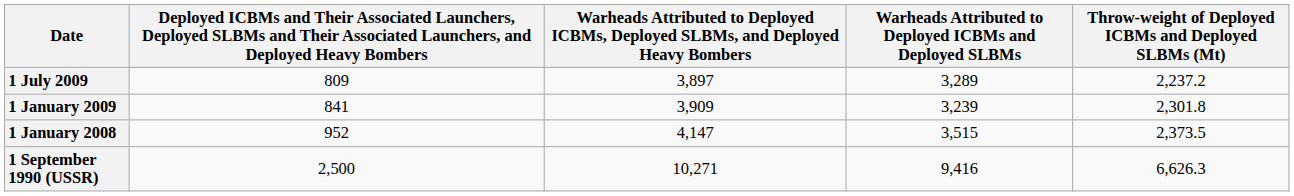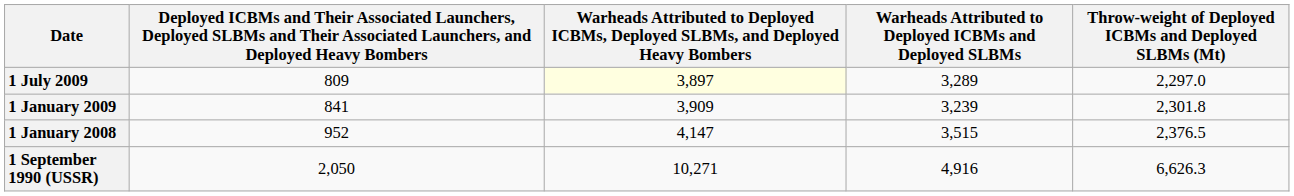(695, 80) no background -> (695, 80) lightyellow background
(1181, 80) 2,237.2 -> (1181, 80) 2,297.0
(1181, 133) 2,373.5 -> (1181, 133) 2,376.5
(337, 168) 2,500 -> (337, 168) 2,050
(960, 168) 9,416 -> (960, 168) 4,916
